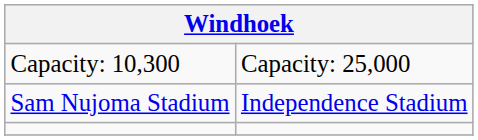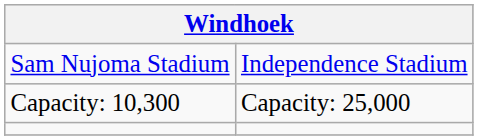rows swapped: (120, 102) <-> (95, 63)
